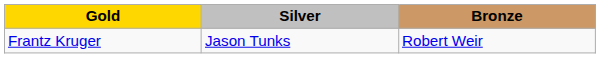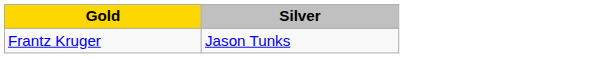- column: (497, 16)
